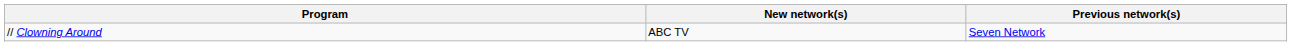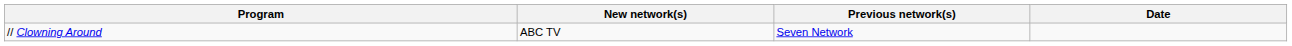+ column: (1158, 13)
